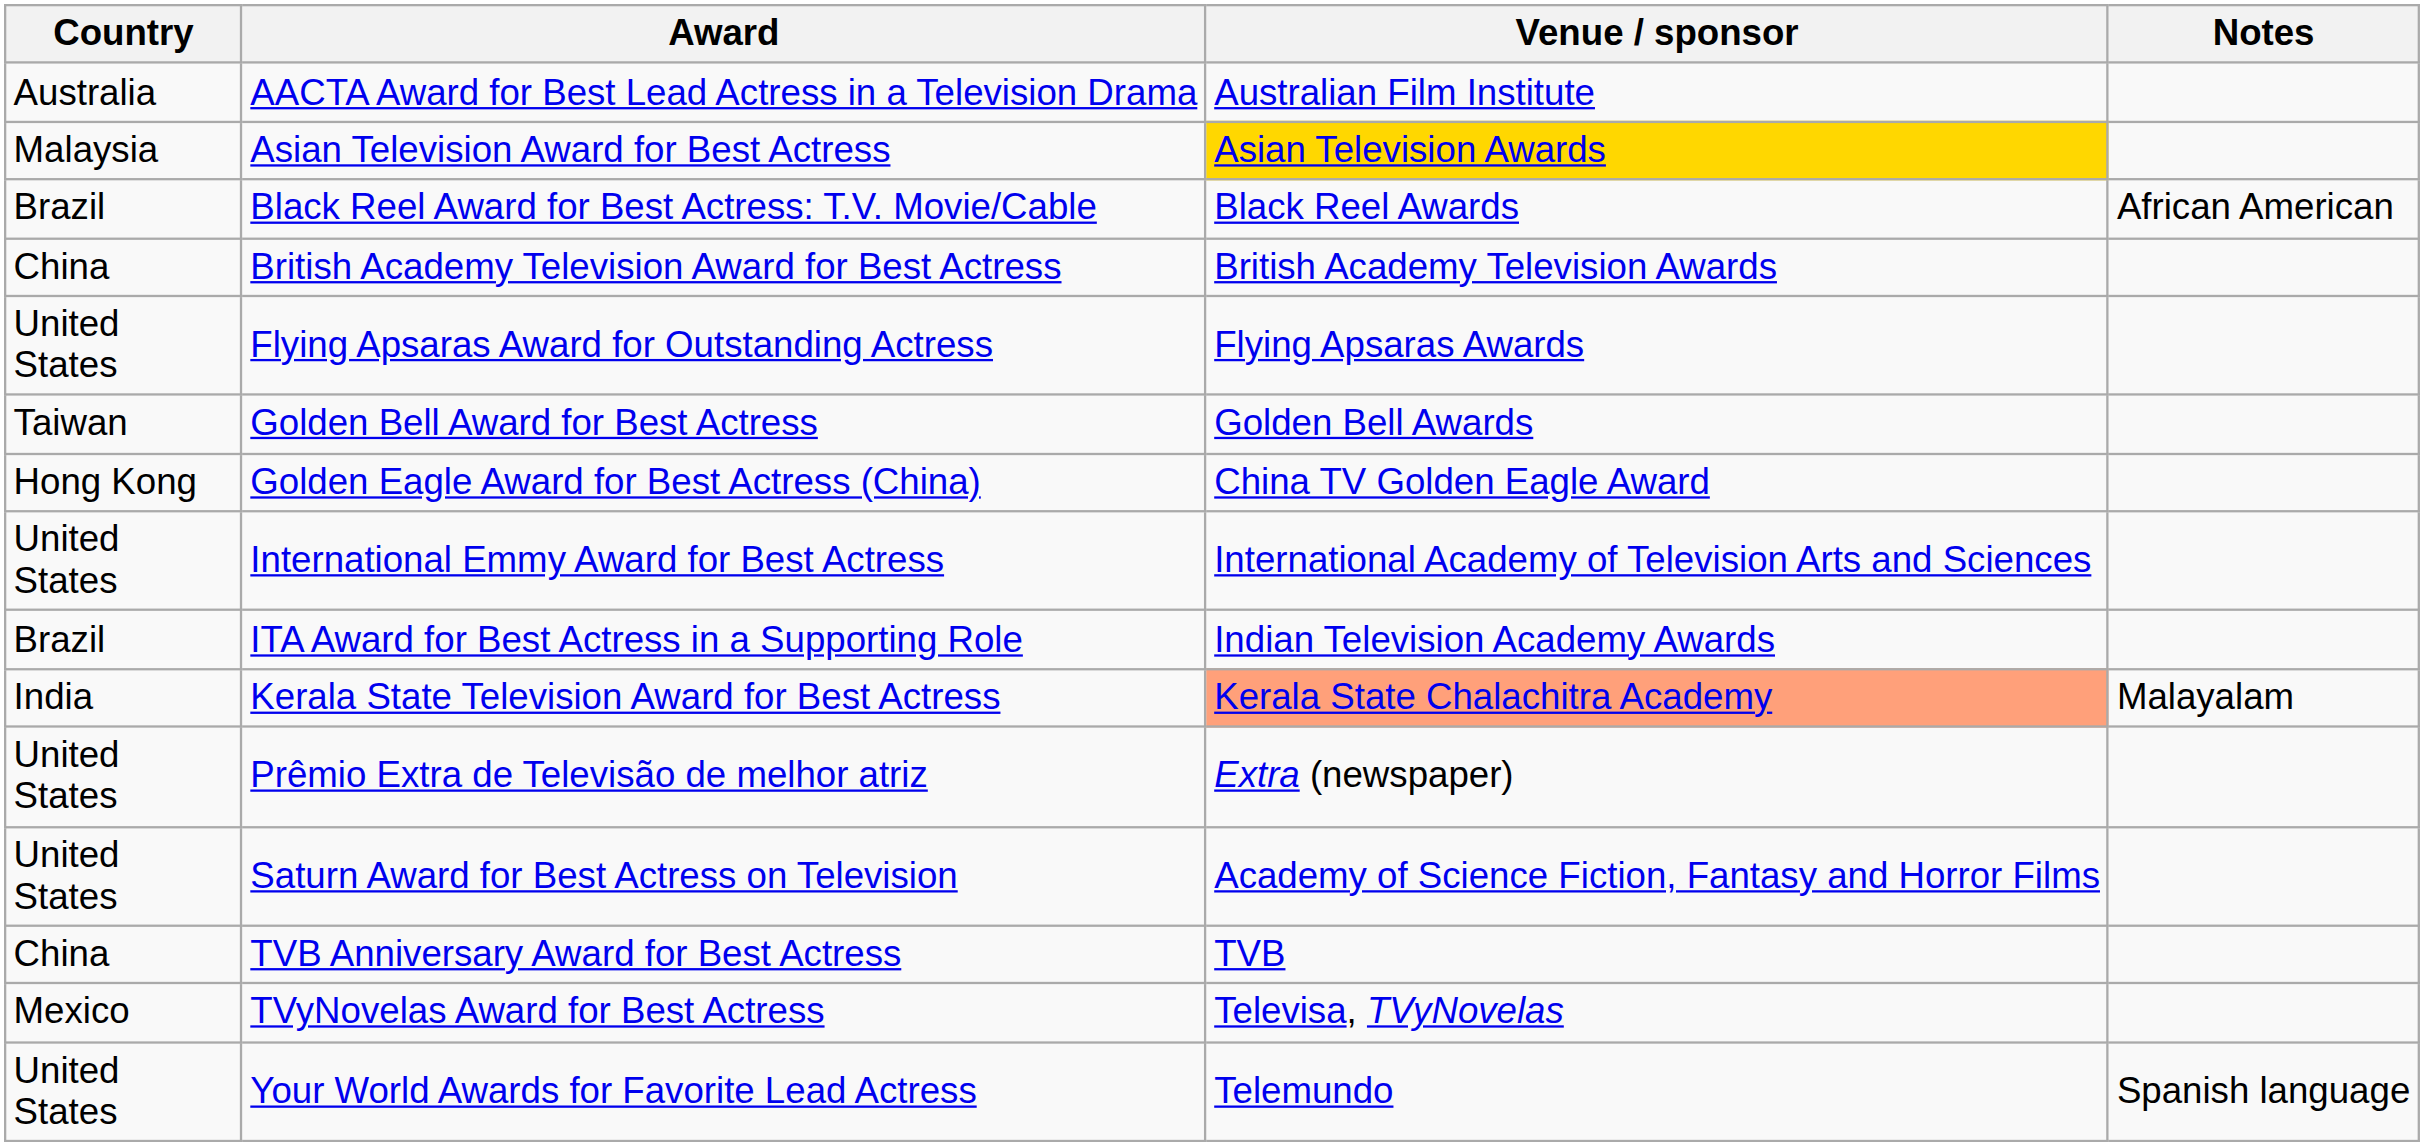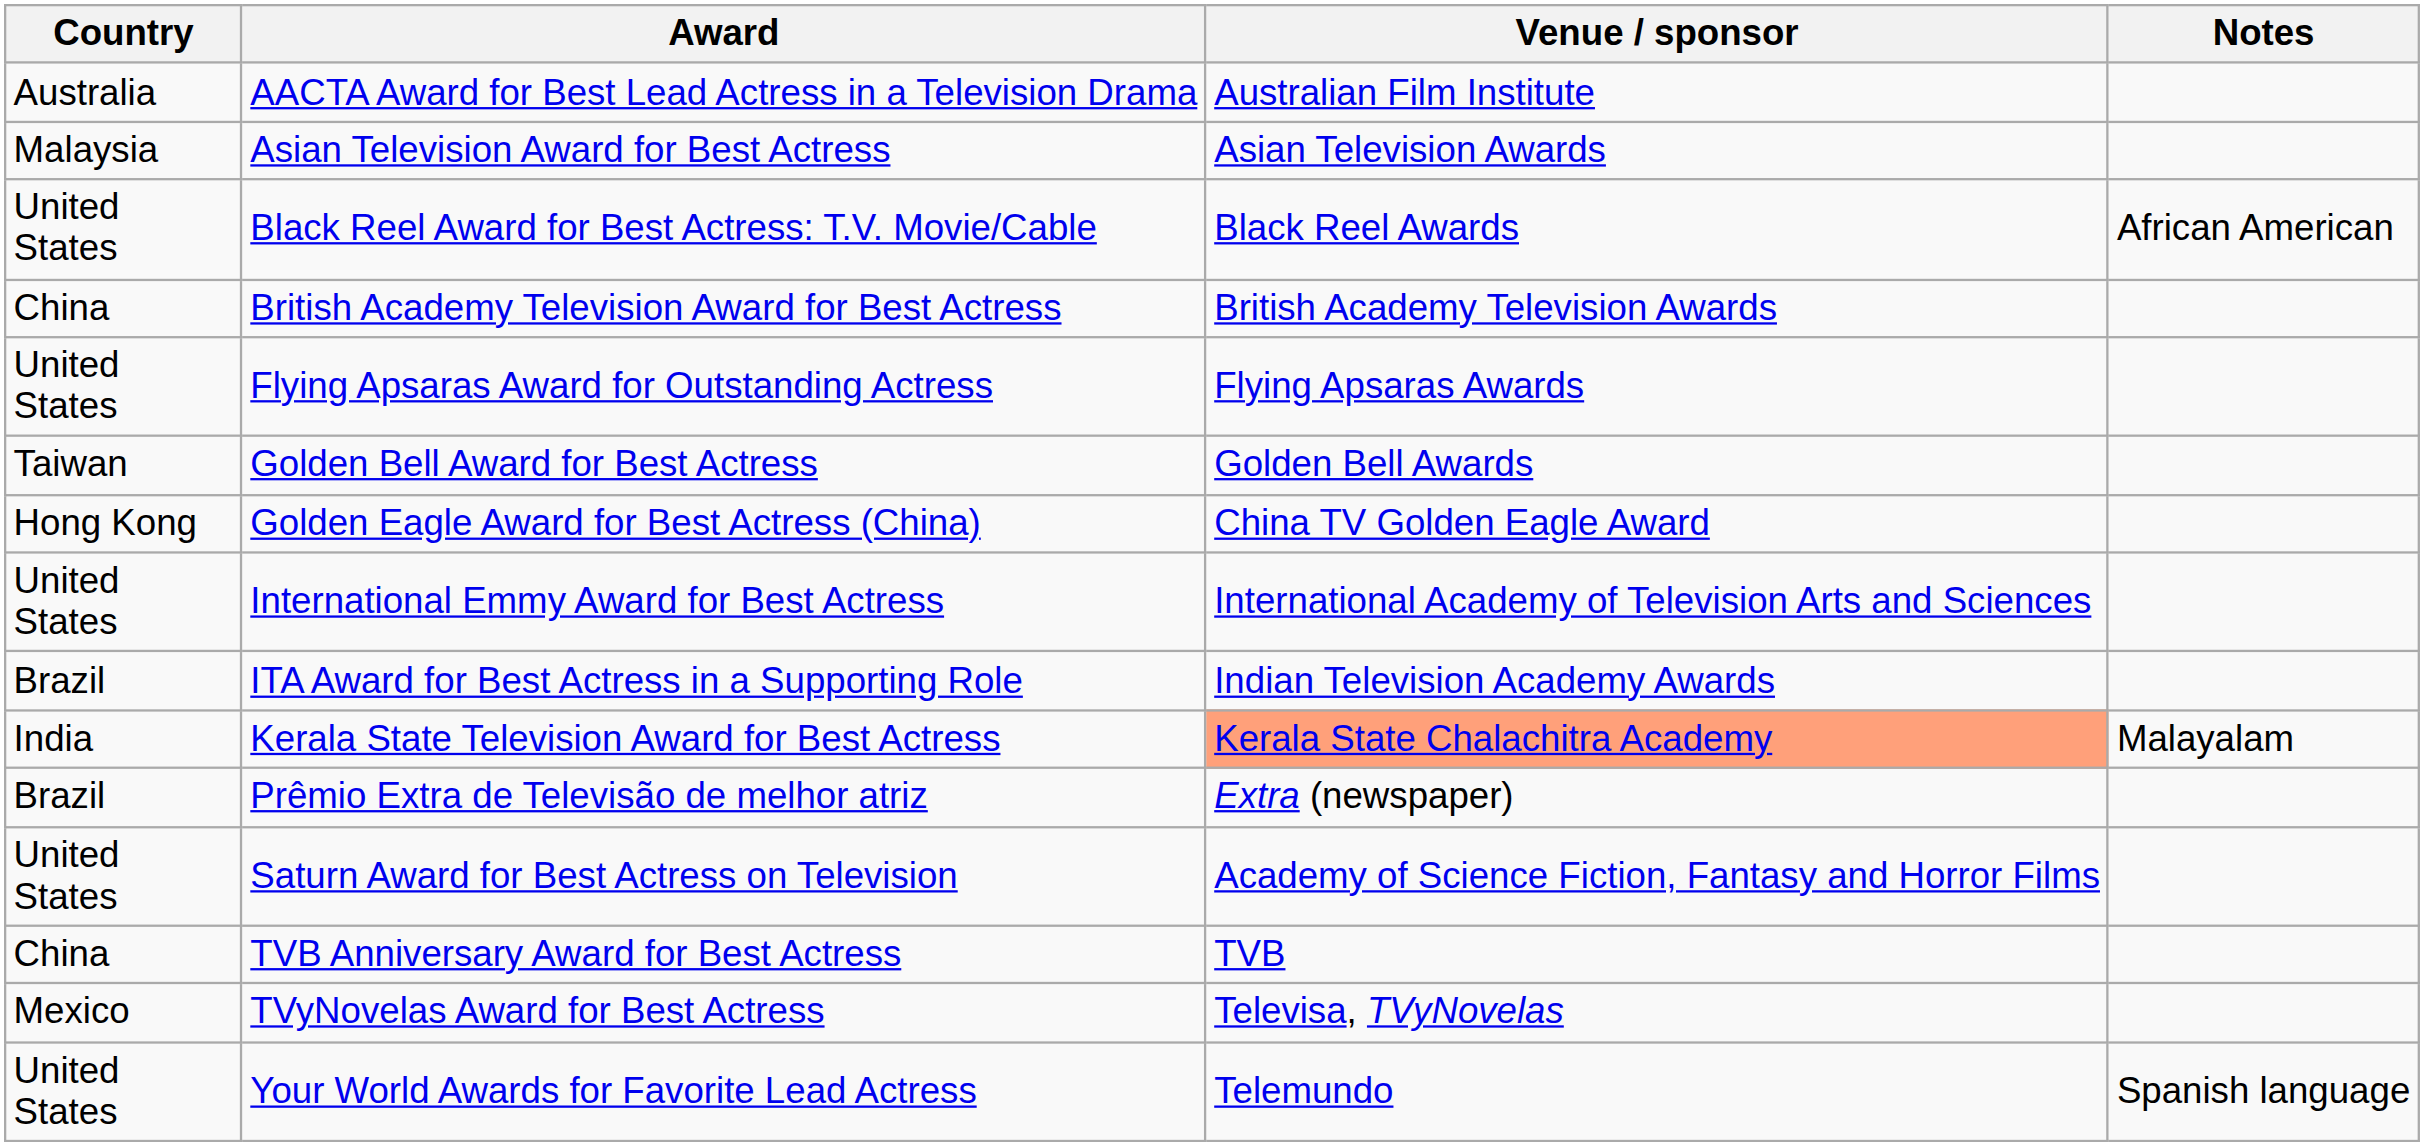(1410, 149) gold background -> (1410, 149) no background
(59, 207) Brazil -> (67, 228) United States
(67, 775) United States -> (59, 796) Brazil
